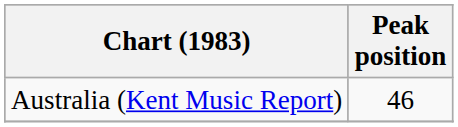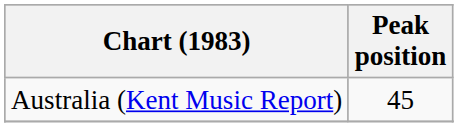(401, 99) 46 -> (401, 99) 45
